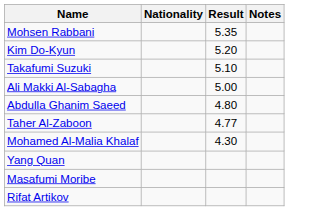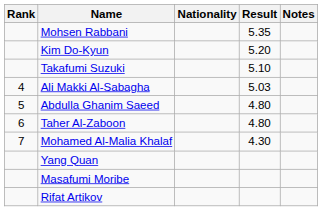+ column: (21, 14)
(226, 87) 5.00 -> (260, 87) 5.03
(226, 123) 4.77 -> (260, 123) 4.80
